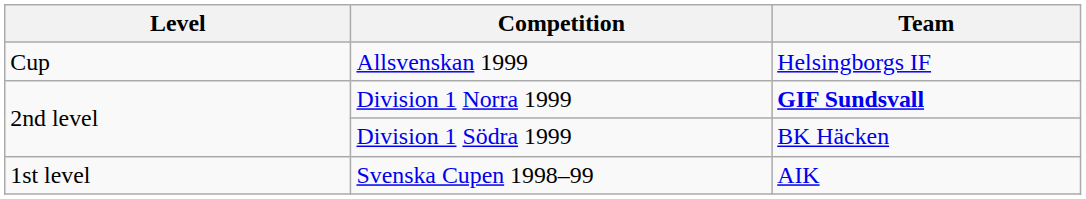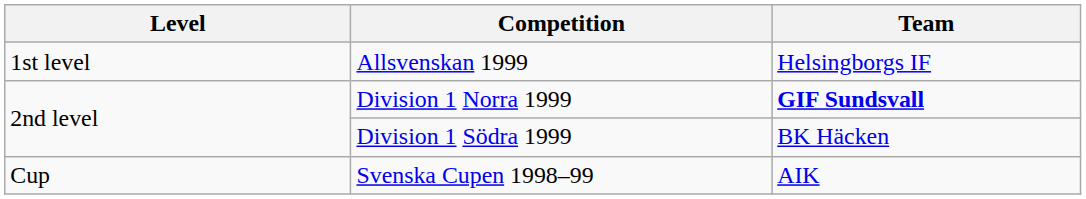(30, 61) Cup -> (50, 61) 1st level
(50, 174) 1st level -> (30, 174) Cup
